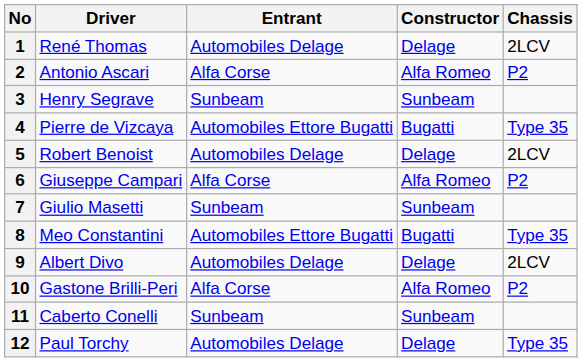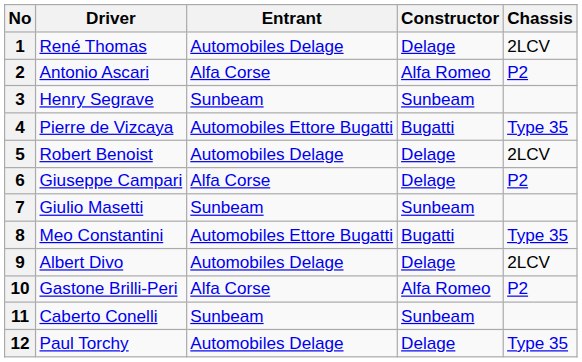(446, 181) Alfa Romeo -> (428, 181) Delage
